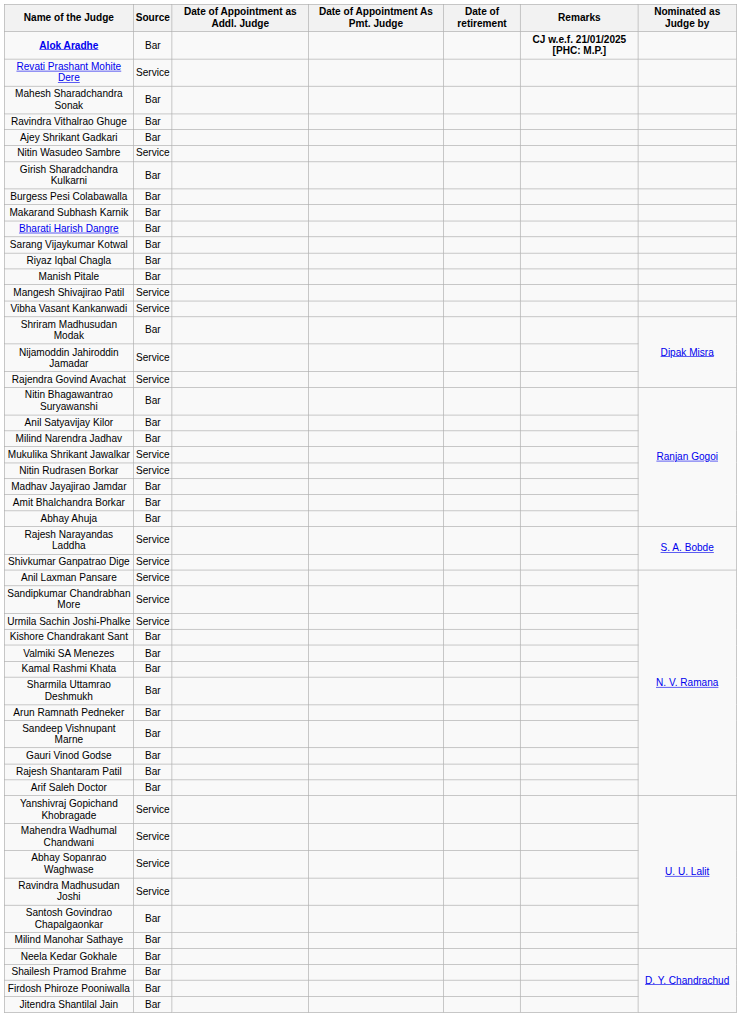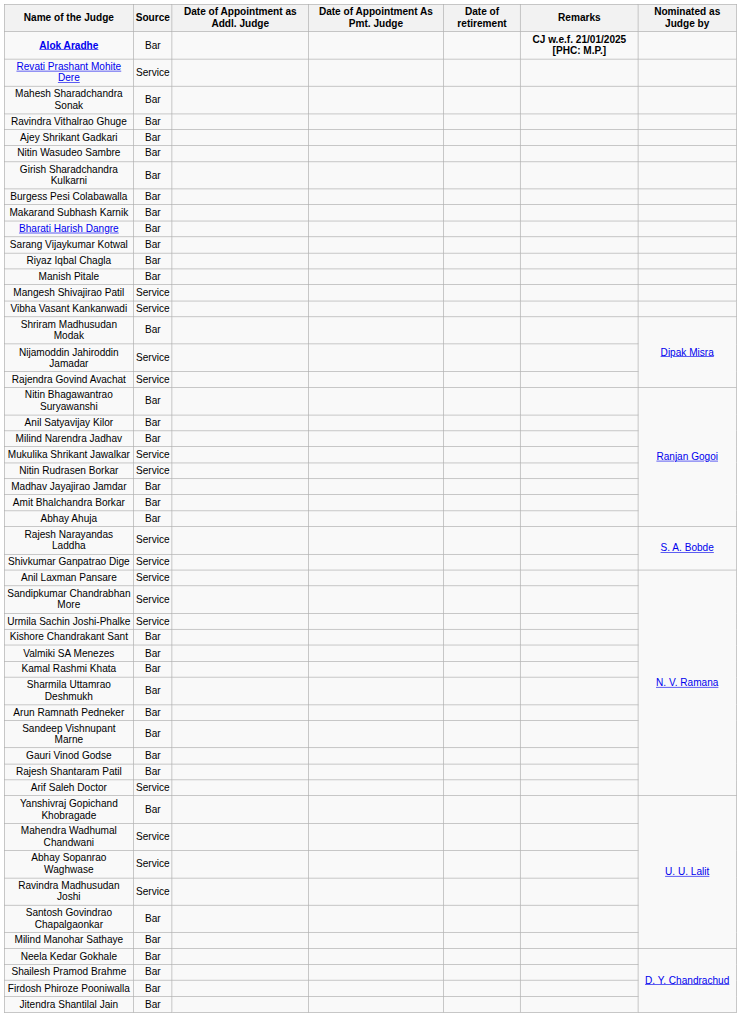(153, 153) Service -> (153, 153) Bar
(153, 788) Bar -> (153, 788) Service
(153, 809) Service -> (153, 809) Bar
